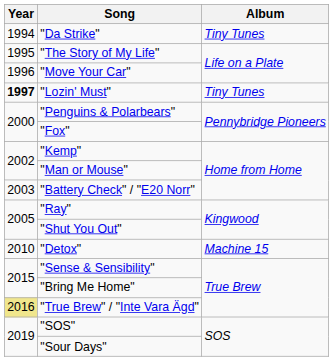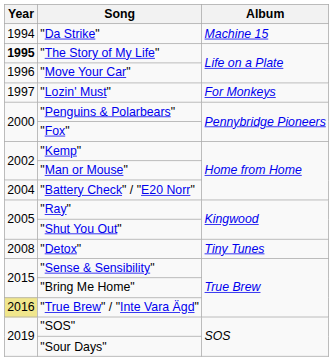(235, 33) Tiny Tunes -> (236, 33) Machine 15
(21, 53) normal -> (21, 53) bold
(21, 92) bold -> (21, 92) normal
(235, 92) Tiny Tunes -> (240, 92) For Monkeys
(21, 190) 2003 -> (21, 190) 2004
(21, 248) 2010 -> (21, 248) 2008
(236, 248) Machine 15 -> (235, 248) Tiny Tunes
